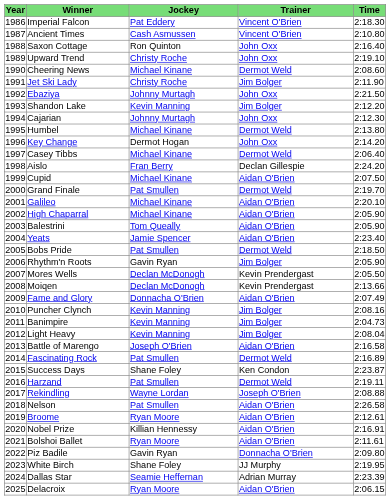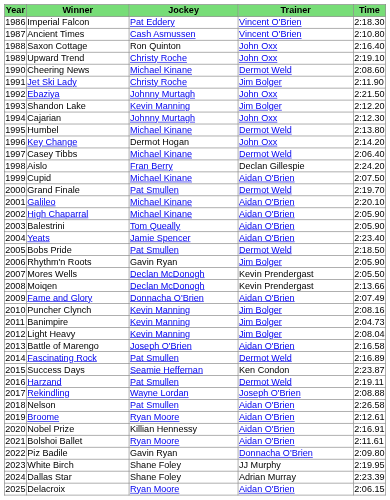(155, 369) Shane Foley -> (166, 369) Seamie Heffernan
(166, 477) Seamie Heffernan -> (155, 477) Shane Foley
